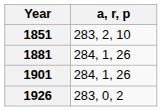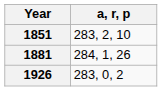- row: (38, 75)
